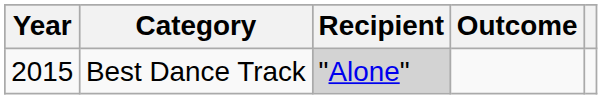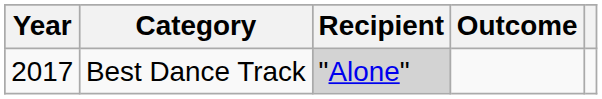(42, 70) 2015 -> (42, 70) 2017
